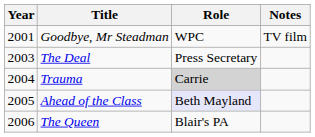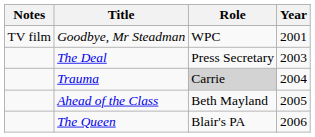columns swapped: (21, 15) <-> (285, 15)
(213, 100) lavender background -> (230, 100) no background
